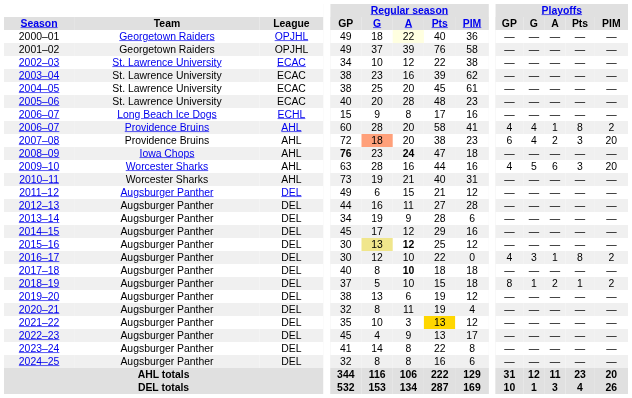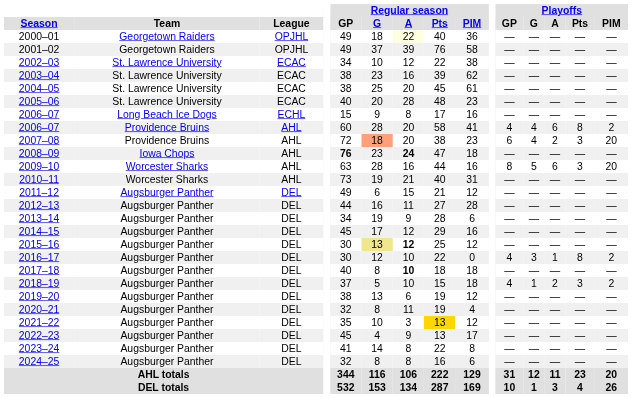(555, 127) 1 -> (555, 127) 6
(509, 166) 4 -> (509, 166) 8
(509, 283) 8 -> (509, 283) 4
(580, 283) 1 -> (580, 283) 3
